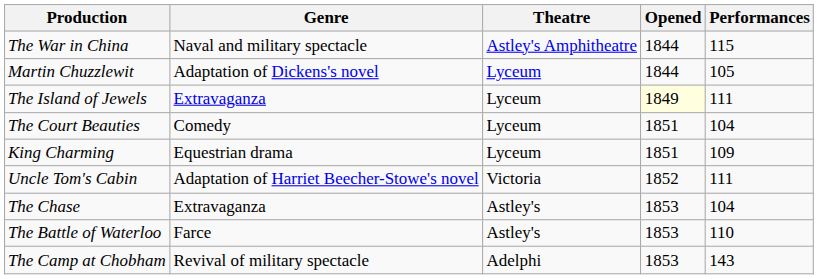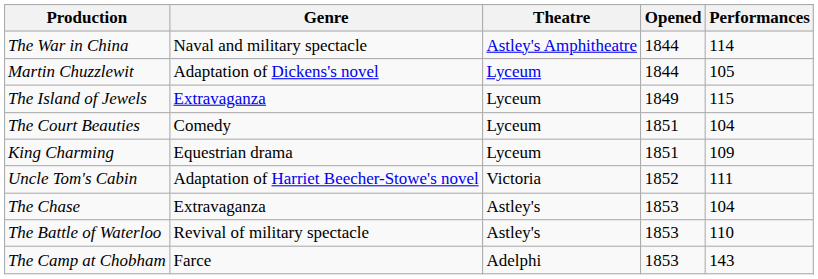(722, 44) 115 -> (722, 44) 114
(662, 98) lightyellow background -> (662, 98) no background
(721, 98) 111 -> (722, 98) 115
(192, 233) Farce -> (271, 233) Revival of military spectacle
(271, 260) Revival of military spectacle -> (192, 260) Farce
